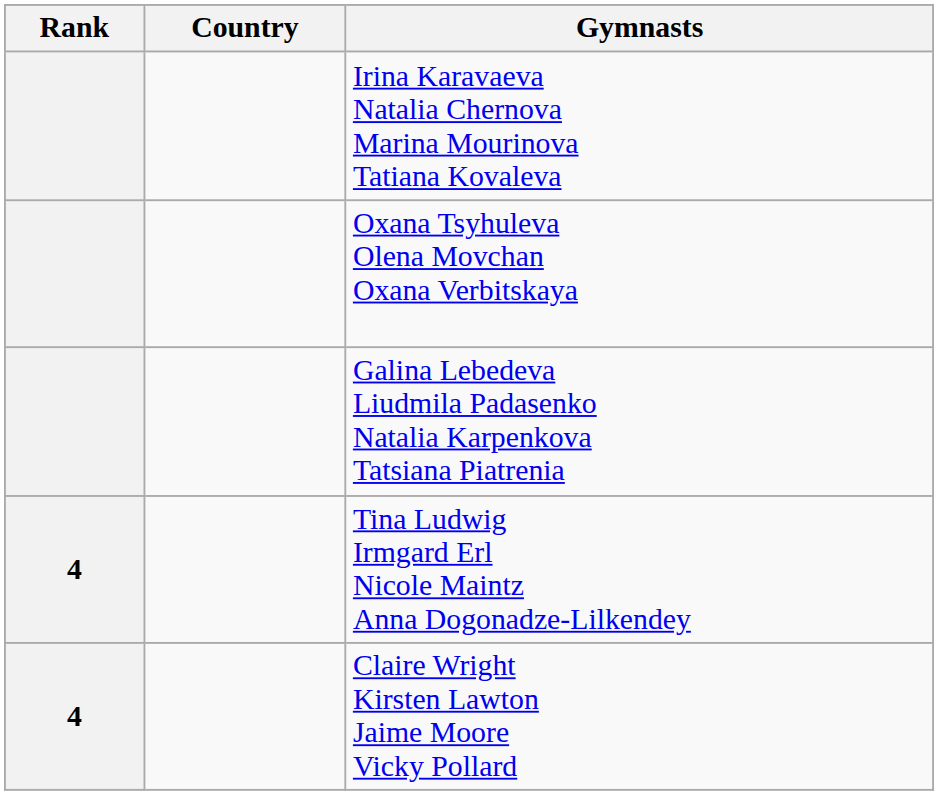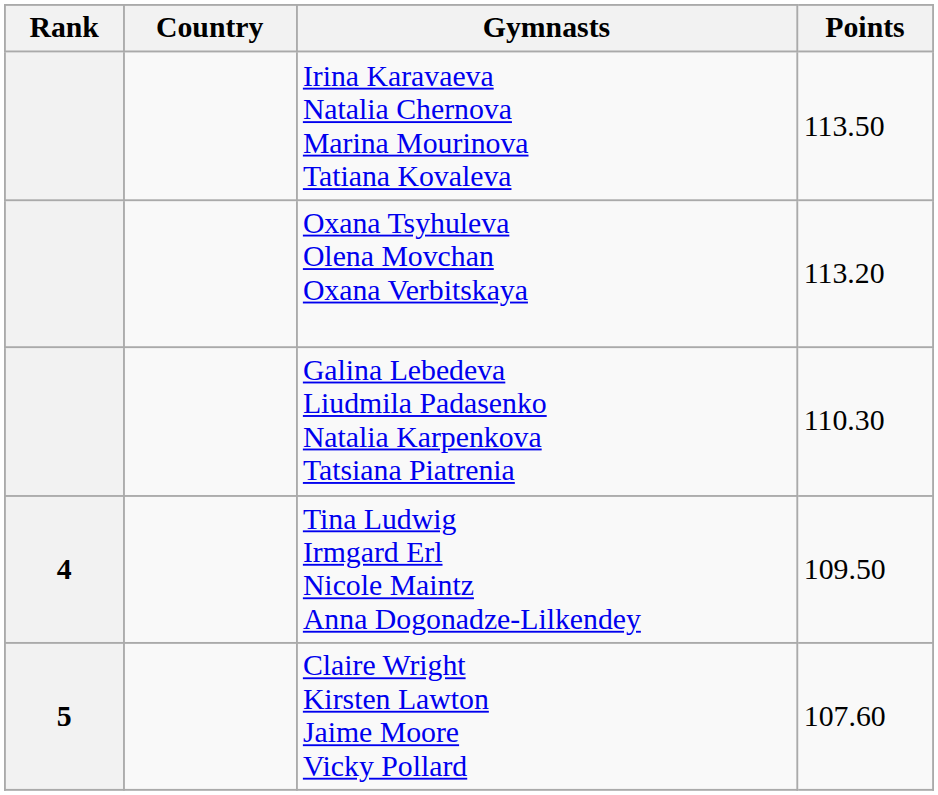+ column: (865, 28)
(74, 716) 4 -> (64, 716) 5
